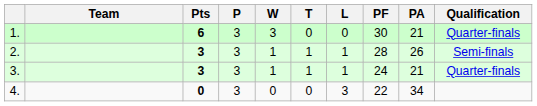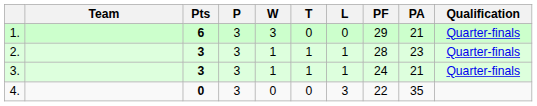(381, 33) 30 -> (381, 33) 29
(417, 52) 26 -> (417, 52) 23
(483, 52) Semi-finals -> (483, 52) Quarter-finals
(417, 91) 34 -> (417, 91) 35
